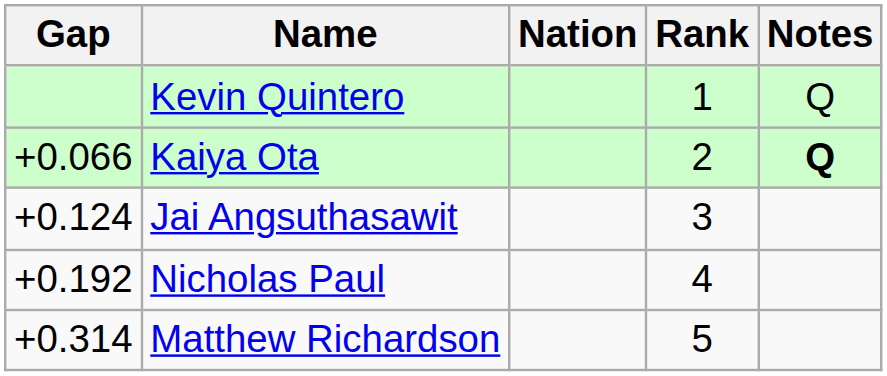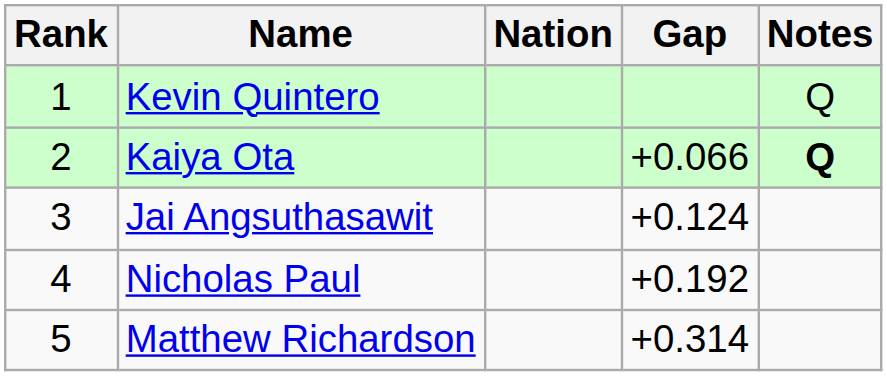columns swapped: (702, 34) <-> (73, 34)
